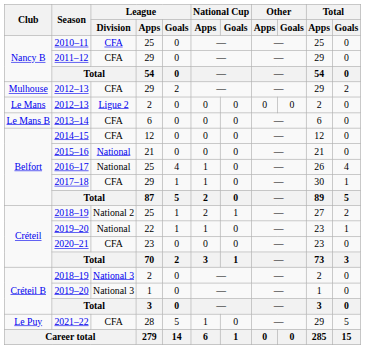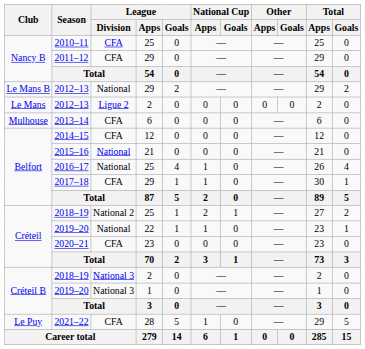(28, 89) Mulhouse -> (28, 89) Le Mans B
(114, 89) CFA -> (114, 89) National
(28, 120) Le Mans B -> (28, 120) Mulhouse
